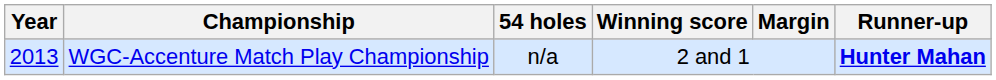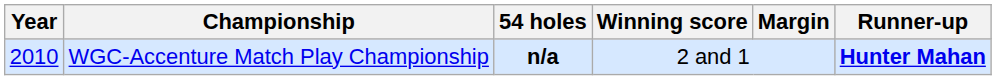(34, 56) 2013 -> (34, 56) 2010
(543, 56) normal -> (543, 56) bold
